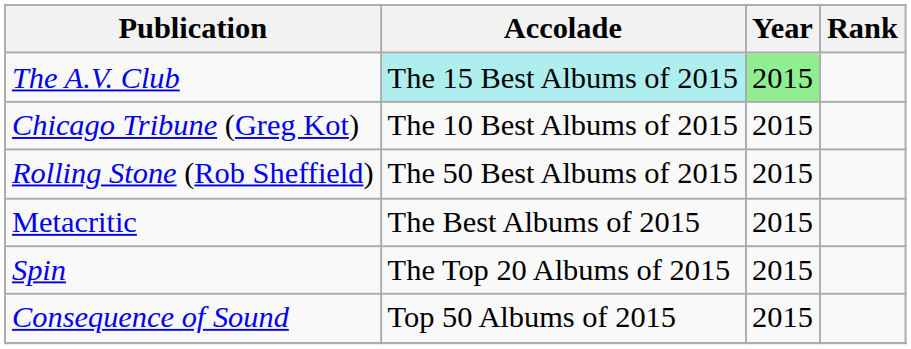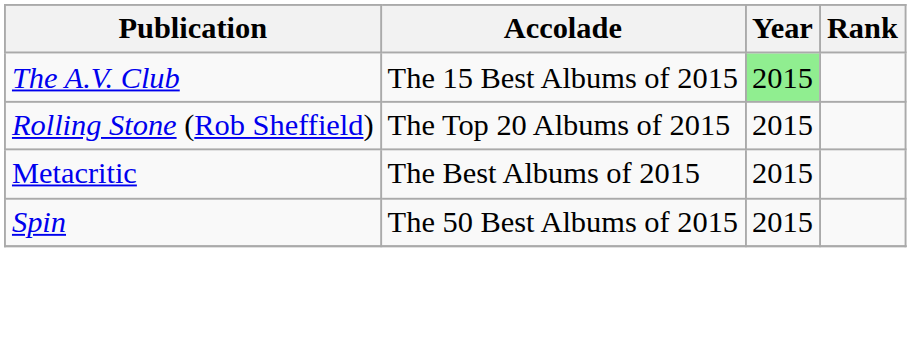(563, 76) paleturquoise background -> (563, 76) no background
- row: (185, 125)
(563, 173) The 50 Best Albums of 2015 -> (559, 125) The Top 20 Albums of 2015
(559, 269) The Top 20 Albums of 2015 -> (563, 221) The 50 Best Albums of 2015
- row: (150, 317)
